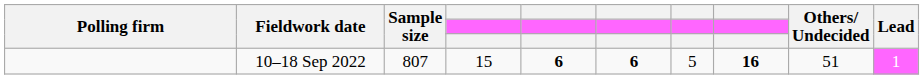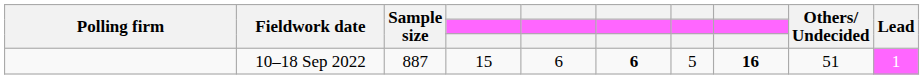(415, 61) 807 -> (415, 61) 887
(559, 61) bold -> (559, 61) normal
